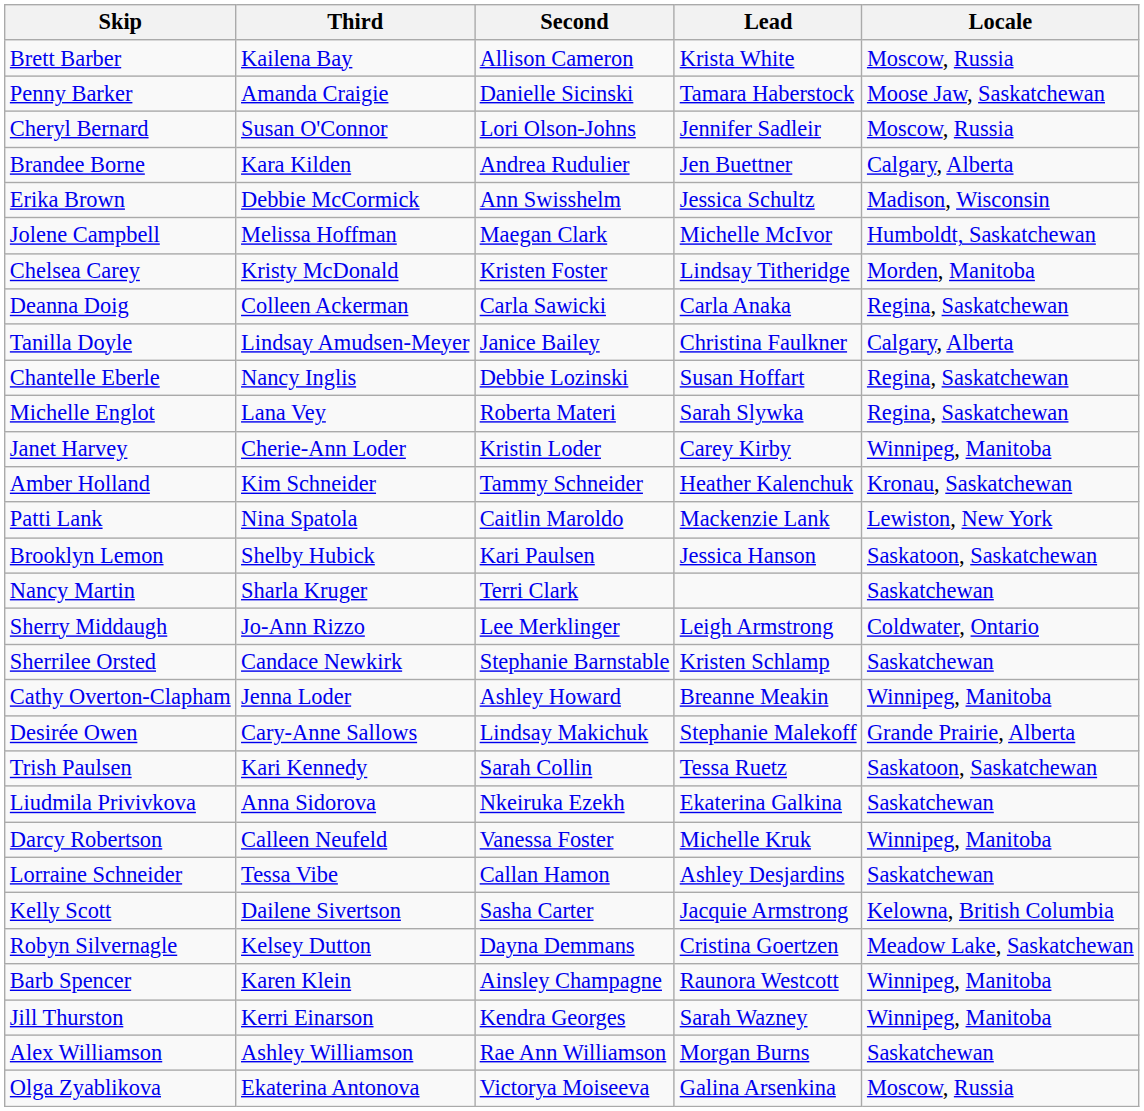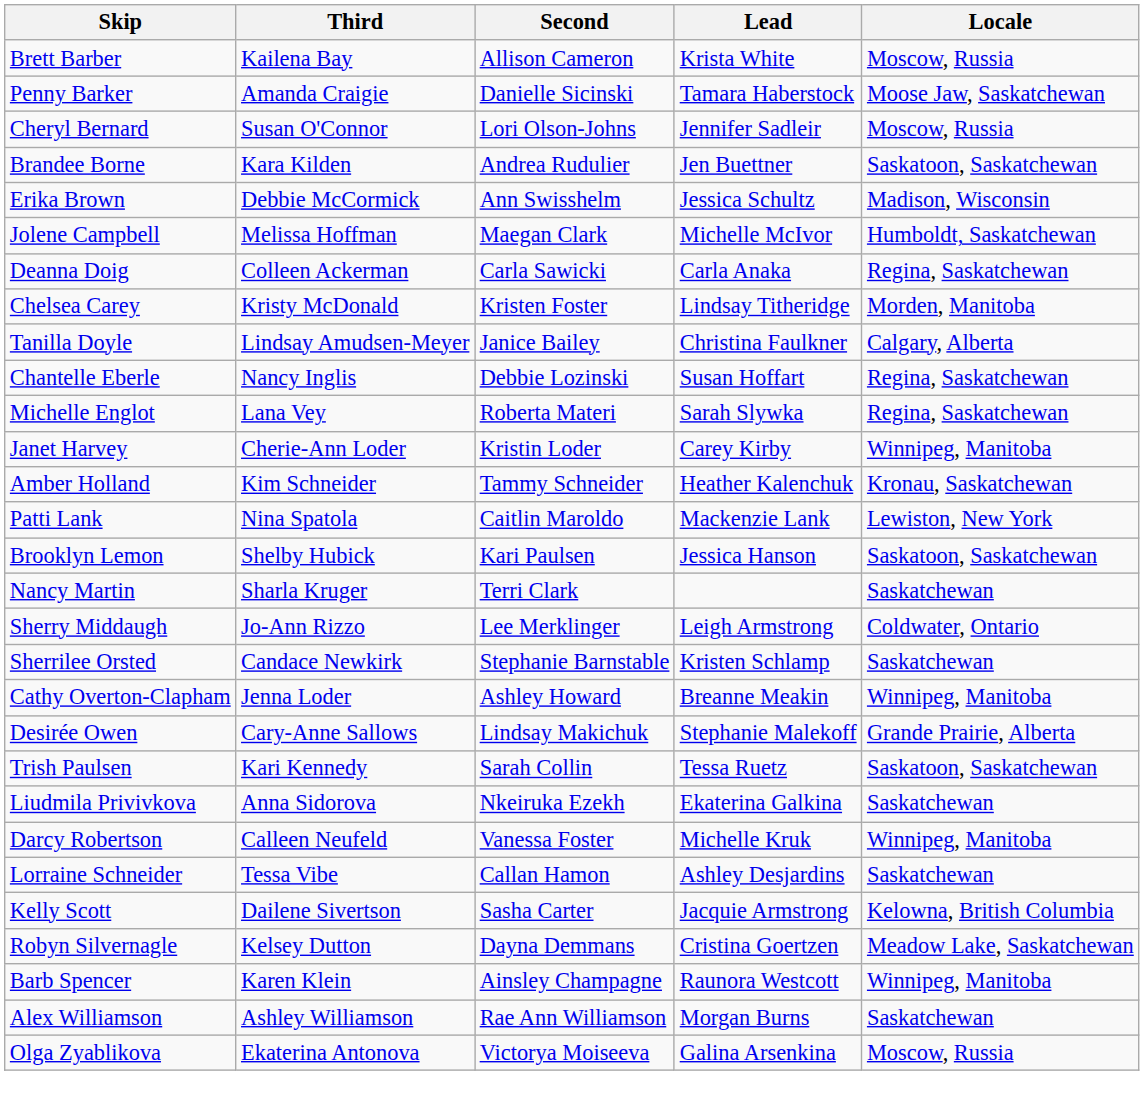(940, 164) Calgary, Alberta -> (982, 164) Saskatoon, Saskatchewan
rows swapped: (75, 270) <-> (69, 306)
- row: (67, 1016)
